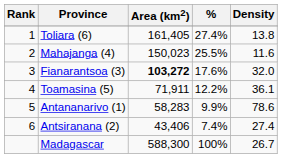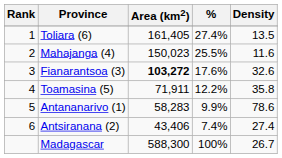(263, 35) 13.8 -> (263, 35) 13.5
(263, 71) 32.0 -> (263, 71) 32.6
(263, 89) 36.1 -> (263, 89) 35.8
